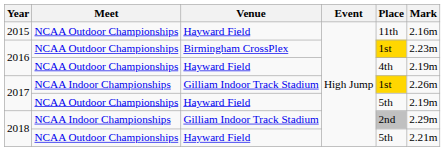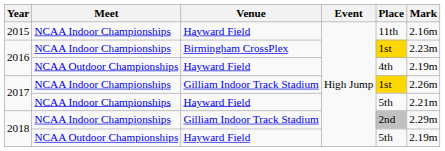(106, 31) NCAA Outdoor Championships -> (103, 31) NCAA Indoor Championships
(106, 48) NCAA Outdoor Championships -> (103, 48) NCAA Indoor Championships
(106, 102) NCAA Outdoor Championships -> (103, 102) NCAA Indoor Championships
(423, 102) 2.19m -> (423, 102) 2.21m
(423, 137) 2.21m -> (423, 137) 2.19m
